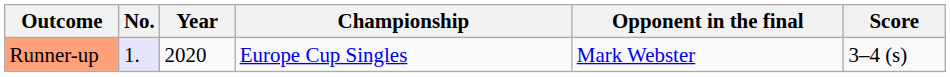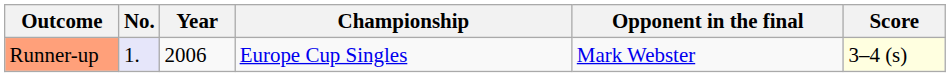(185, 54) 2020 -> (185, 54) 2006
(878, 54) no background -> (878, 54) lightyellow background
